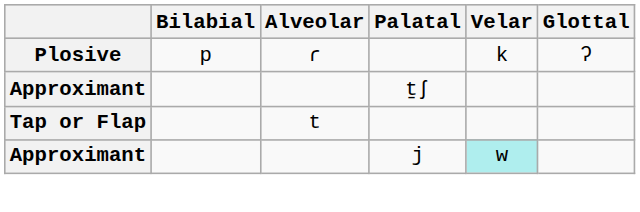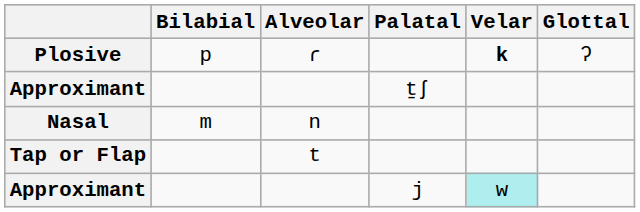(502, 55) normal -> (502, 55) bold
+ row: (78, 123)
